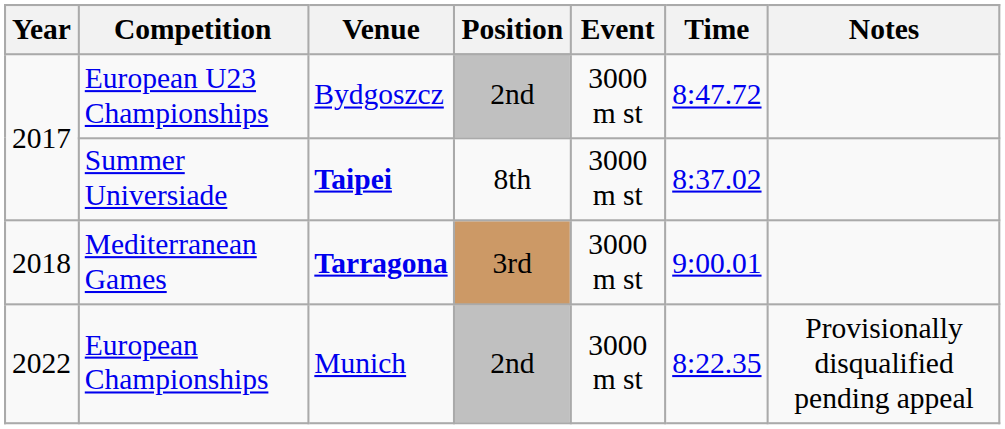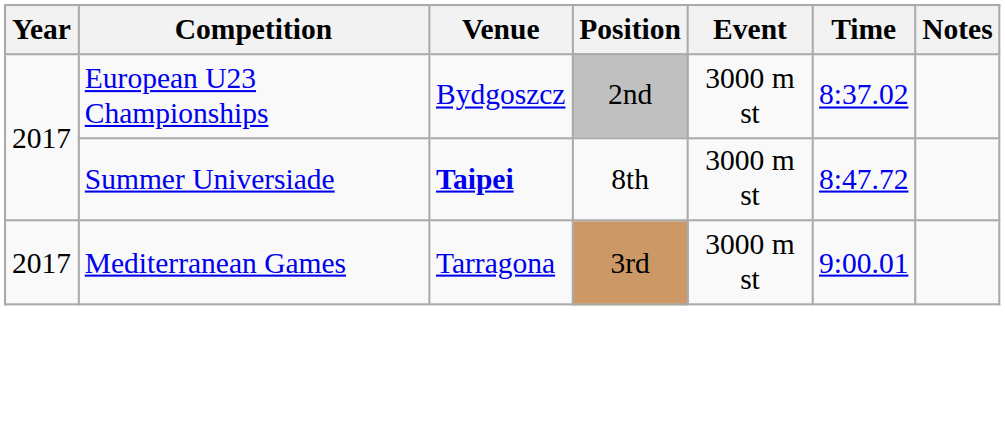(717, 95) 8:47.72 -> (864, 95) 8:37.02
(717, 178) 8:37.02 -> (864, 178) 8:47.72
(41, 262) 2018 -> (41, 262) 2017
(381, 262) bold -> (496, 262) normal
- row: (177, 363)
